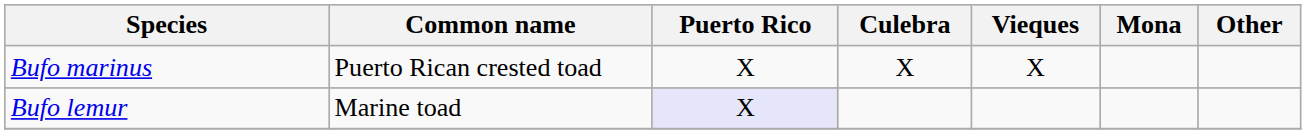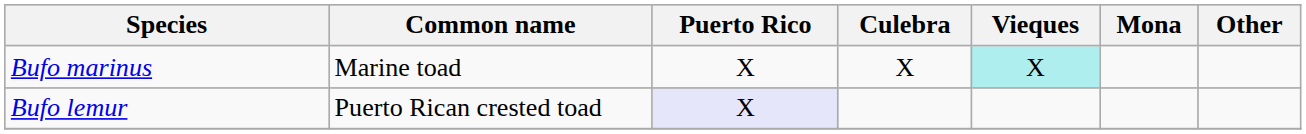(468, 66) Puerto Rican crested toad -> (398, 66) Marine toad
(1035, 66) no background -> (1035, 66) paleturquoise background
(398, 107) Marine toad -> (468, 107) Puerto Rican crested toad
